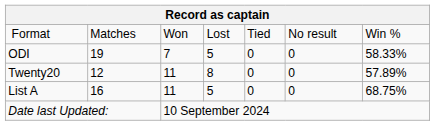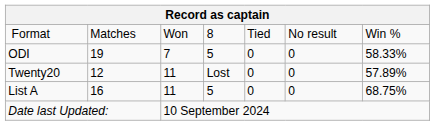(218, 34) Lost -> (210, 34) 8
(210, 72) 8 -> (218, 72) Lost
